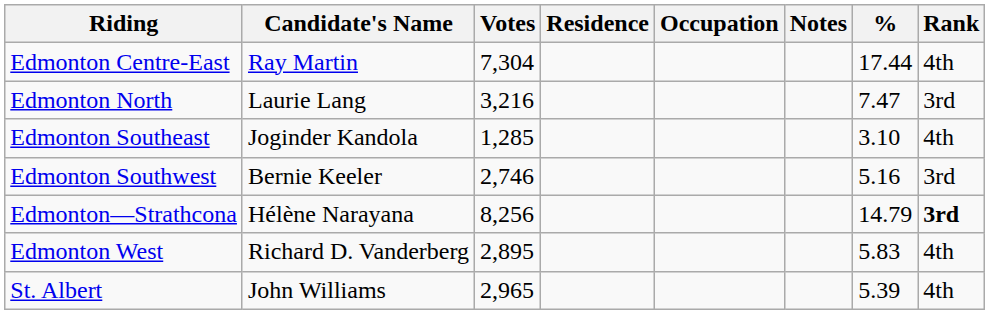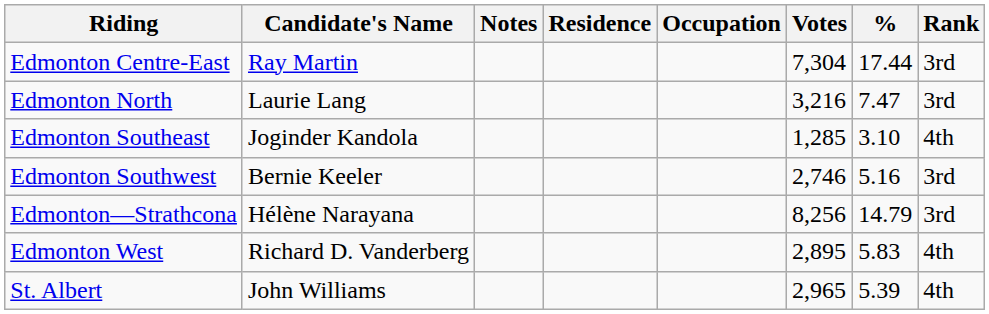columns swapped: (818, 23) <-> (508, 23)
(939, 61) 4th -> (939, 61) 3rd
(941, 213) bold -> (939, 213) normal
